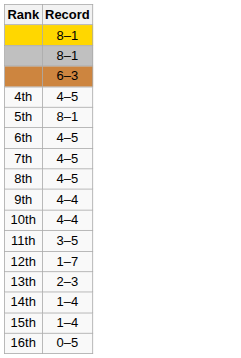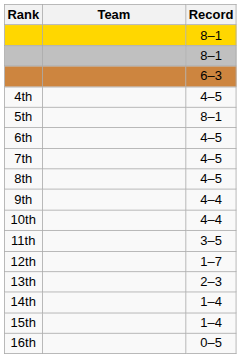+ column: (114, 14)
